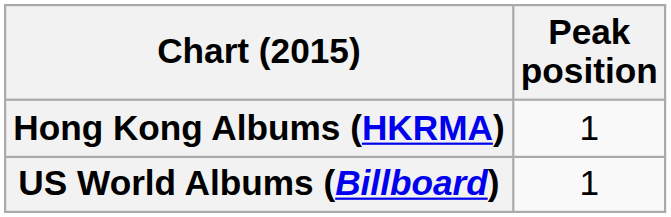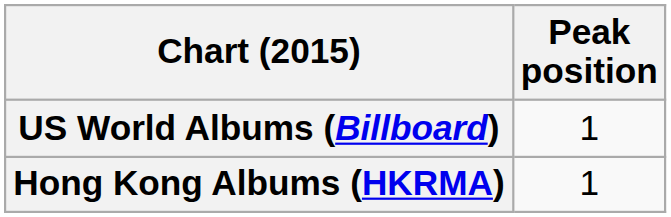rows swapped: (259, 127) <-> (259, 183)
